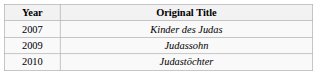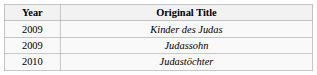(32, 29) 2007 -> (32, 29) 2009
